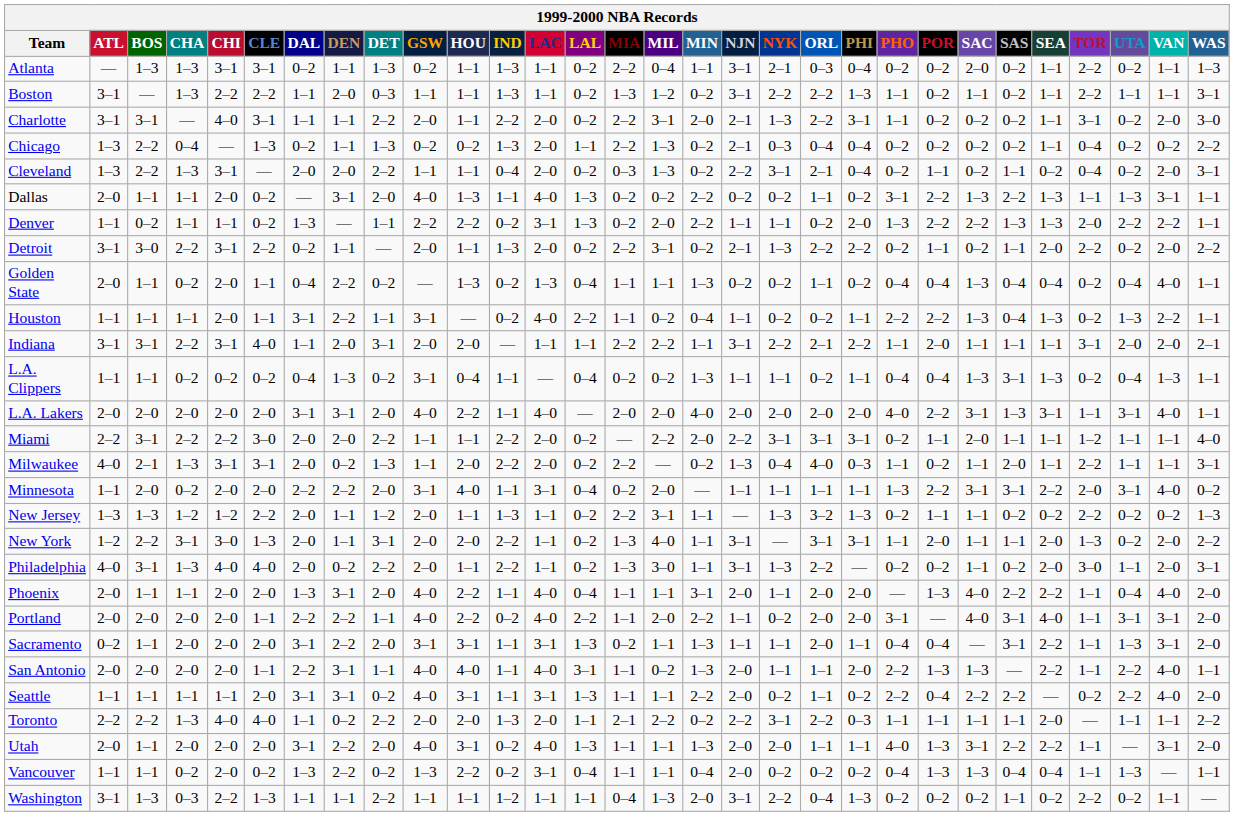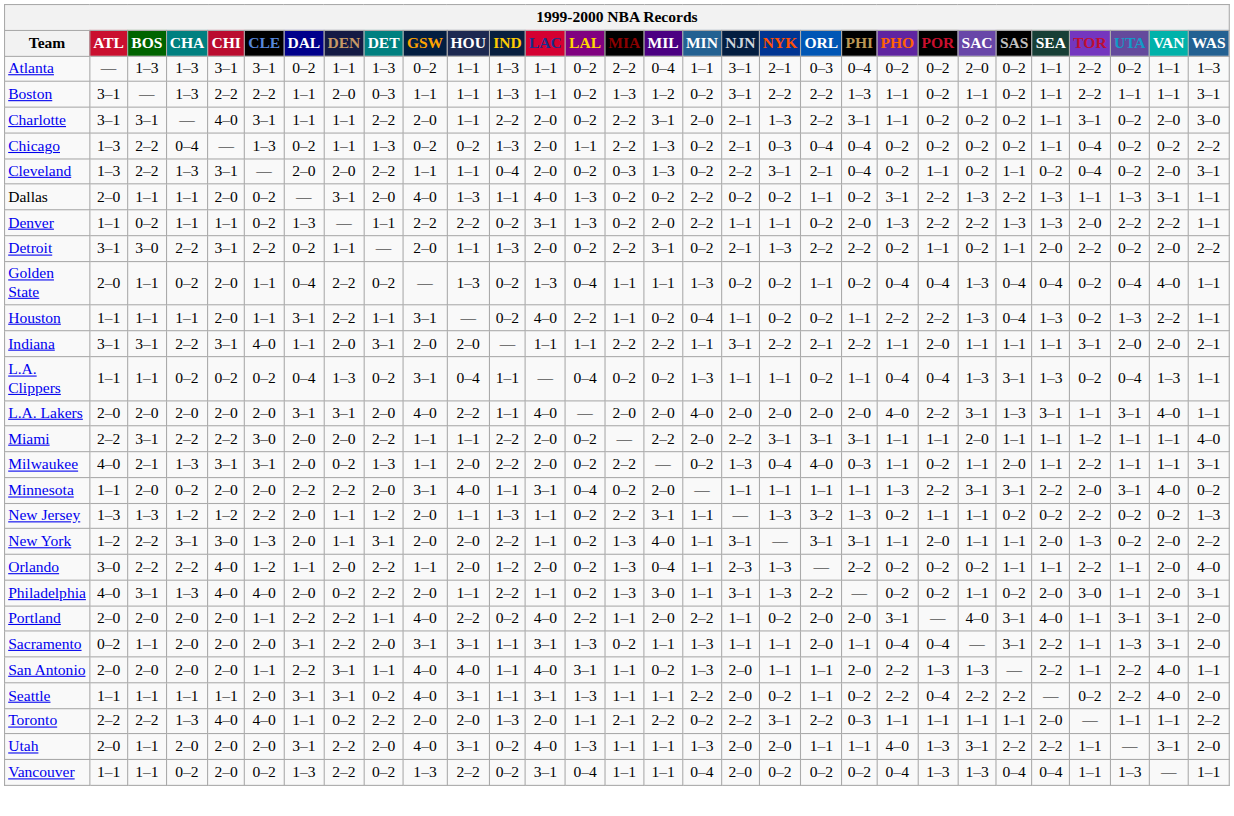(897, 439) 0–2 -> (897, 439) 1–1
+ row: (34, 567)
- row: (34, 593)
- row: (45, 798)
